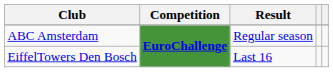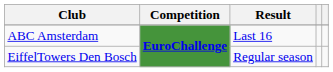(273, 35) Regular season -> (253, 35) Last 16
(253, 56) Last 16 -> (273, 56) Regular season
